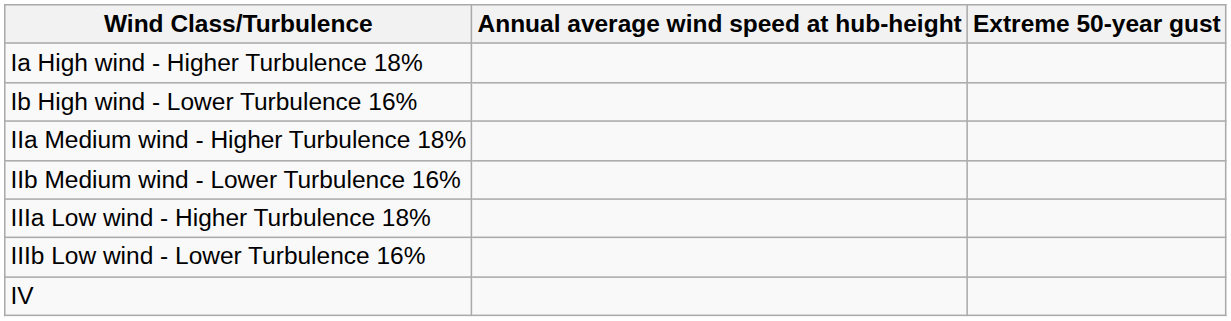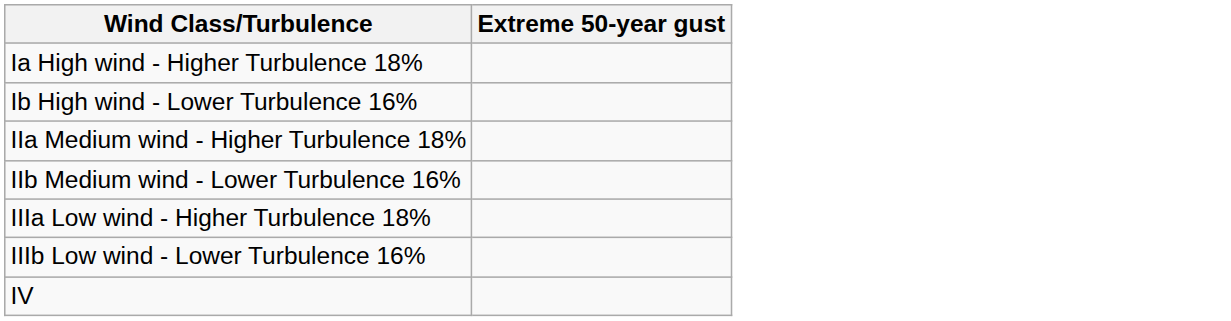- column: (720, 23)
